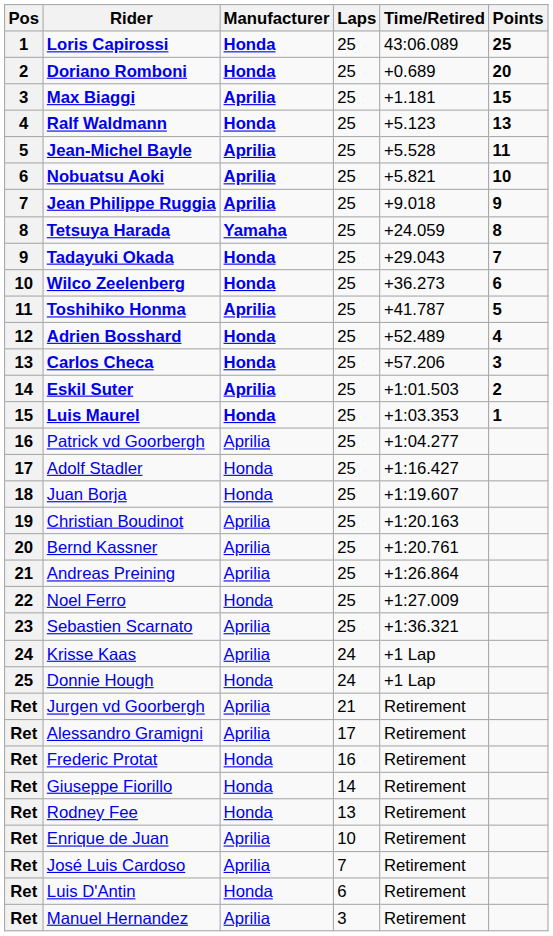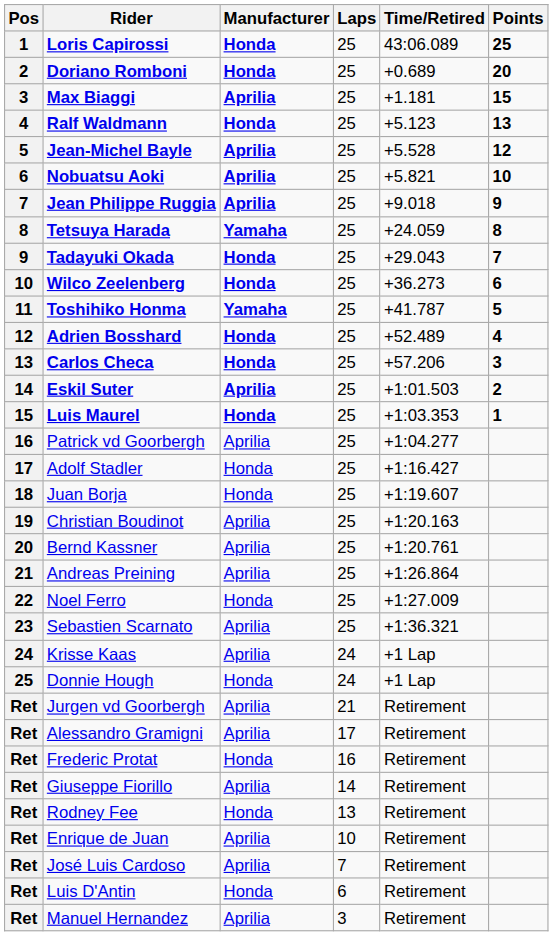(501, 150) 11 -> (502, 150) 12
(250, 309) Aprilia -> (255, 309) Yamaha
(248, 786) Honda -> (247, 786) Aprilia
